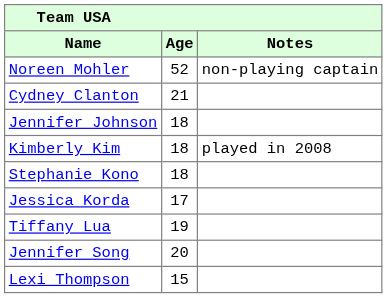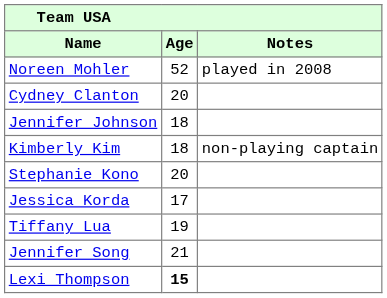(290, 70) non-playing captain -> (267, 70) played in 2008
(180, 96) 21 -> (180, 96) 20
(267, 149) played in 2008 -> (290, 149) non-playing captain
(180, 175) 18 -> (180, 175) 20
(180, 253) 20 -> (180, 253) 21
(180, 279) normal -> (180, 279) bold
